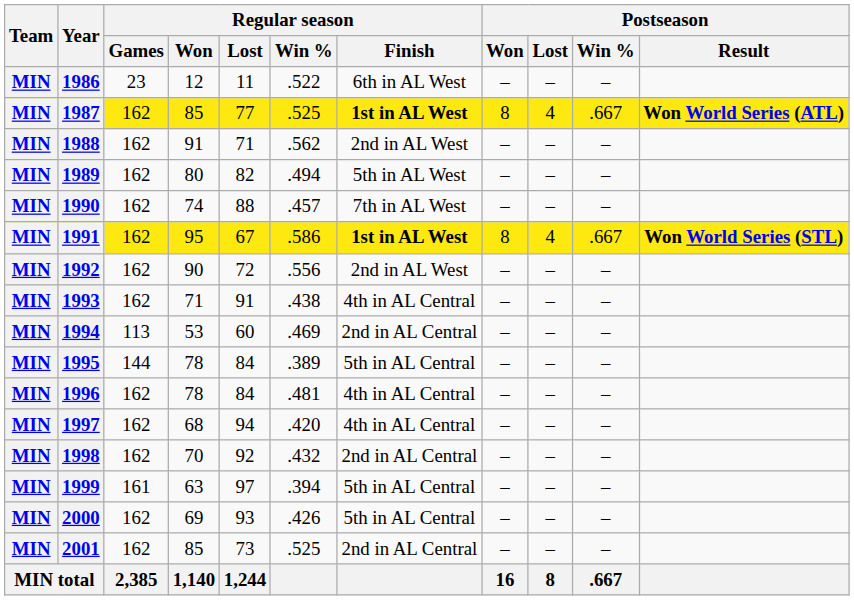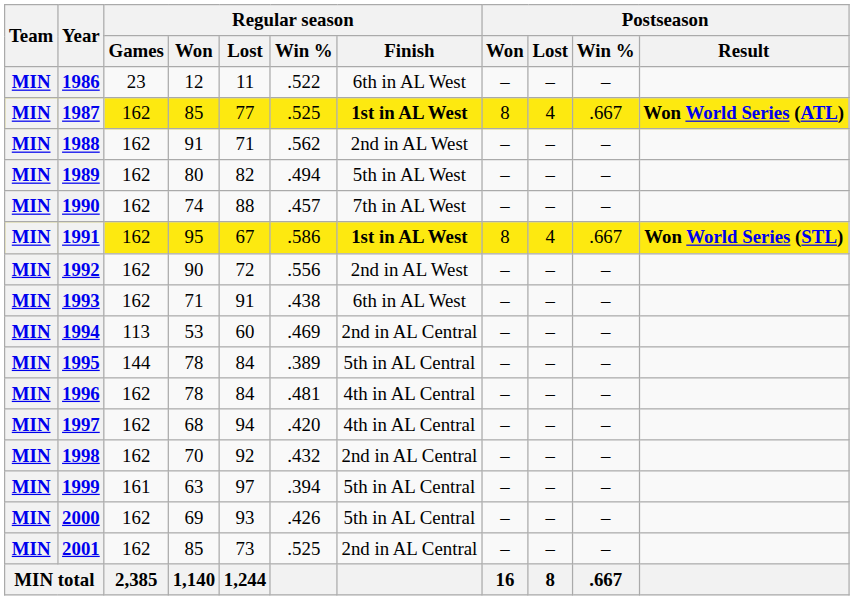(409, 299) 4th in AL Central -> (409, 299) 6th in AL West
